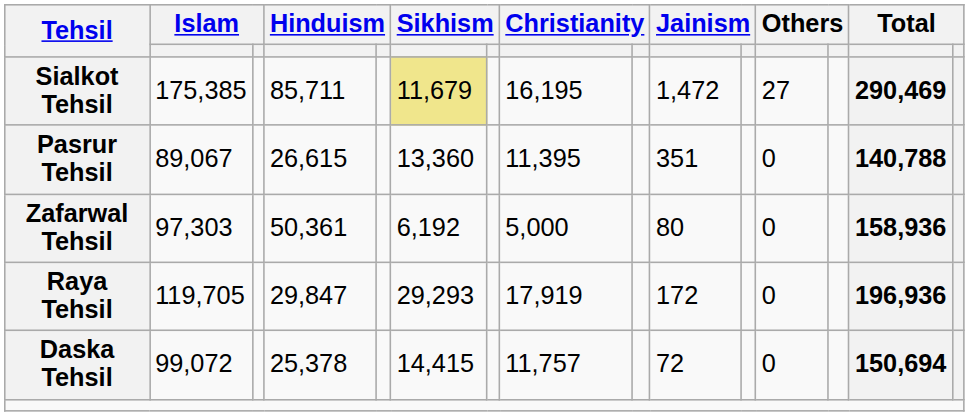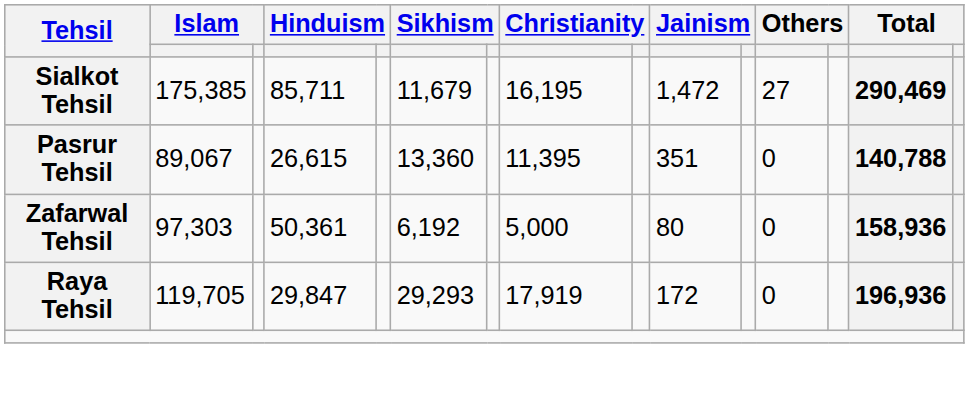(434, 90) khaki background -> (434, 90) no background
- row: (77, 364)
